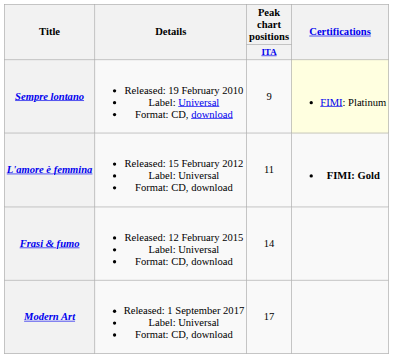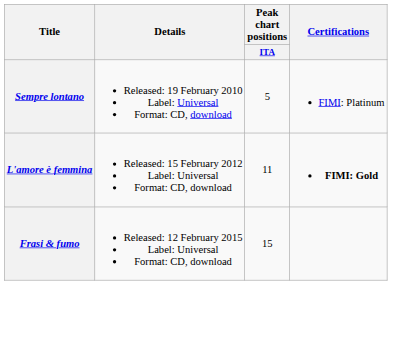(269, 96) 9 -> (267, 96) 5
(340, 102) lightyellow background -> (338, 102) no background
(269, 243) 14 -> (267, 243) 15
- row: (50, 317)
